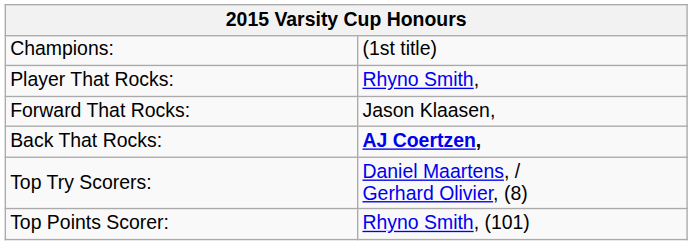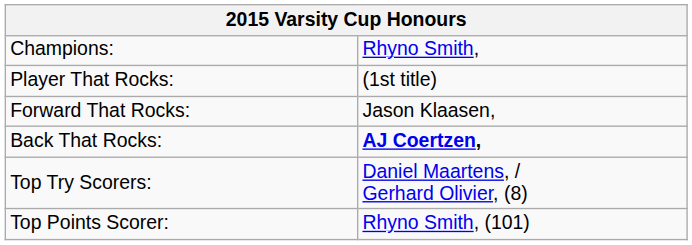(400, 50) (1st title) -> (421, 50) Rhyno Smith,
(421, 80) Rhyno Smith, -> (400, 80) (1st title)
